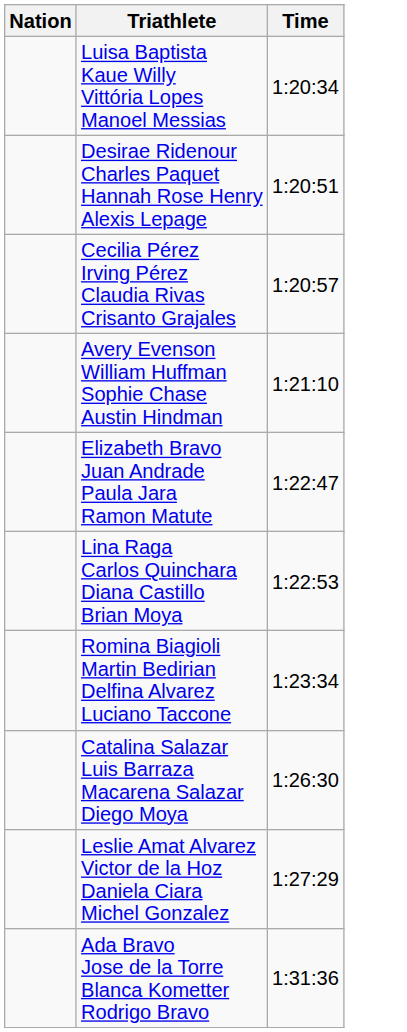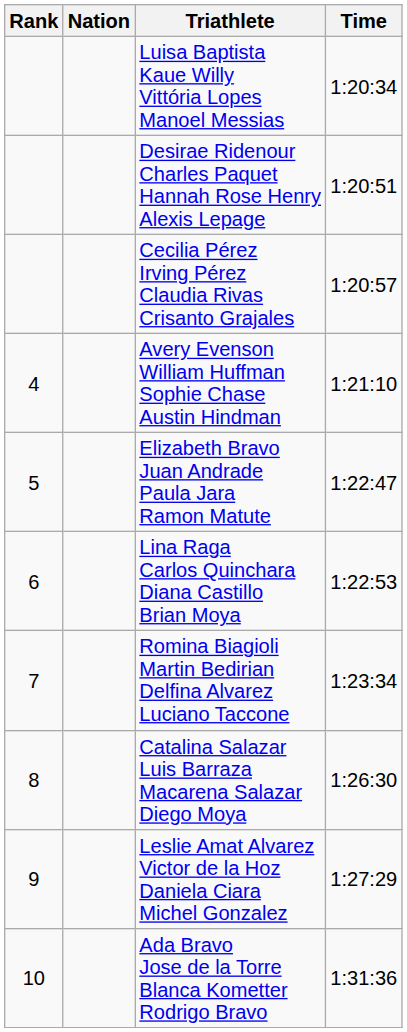+ column: (34, 21)
